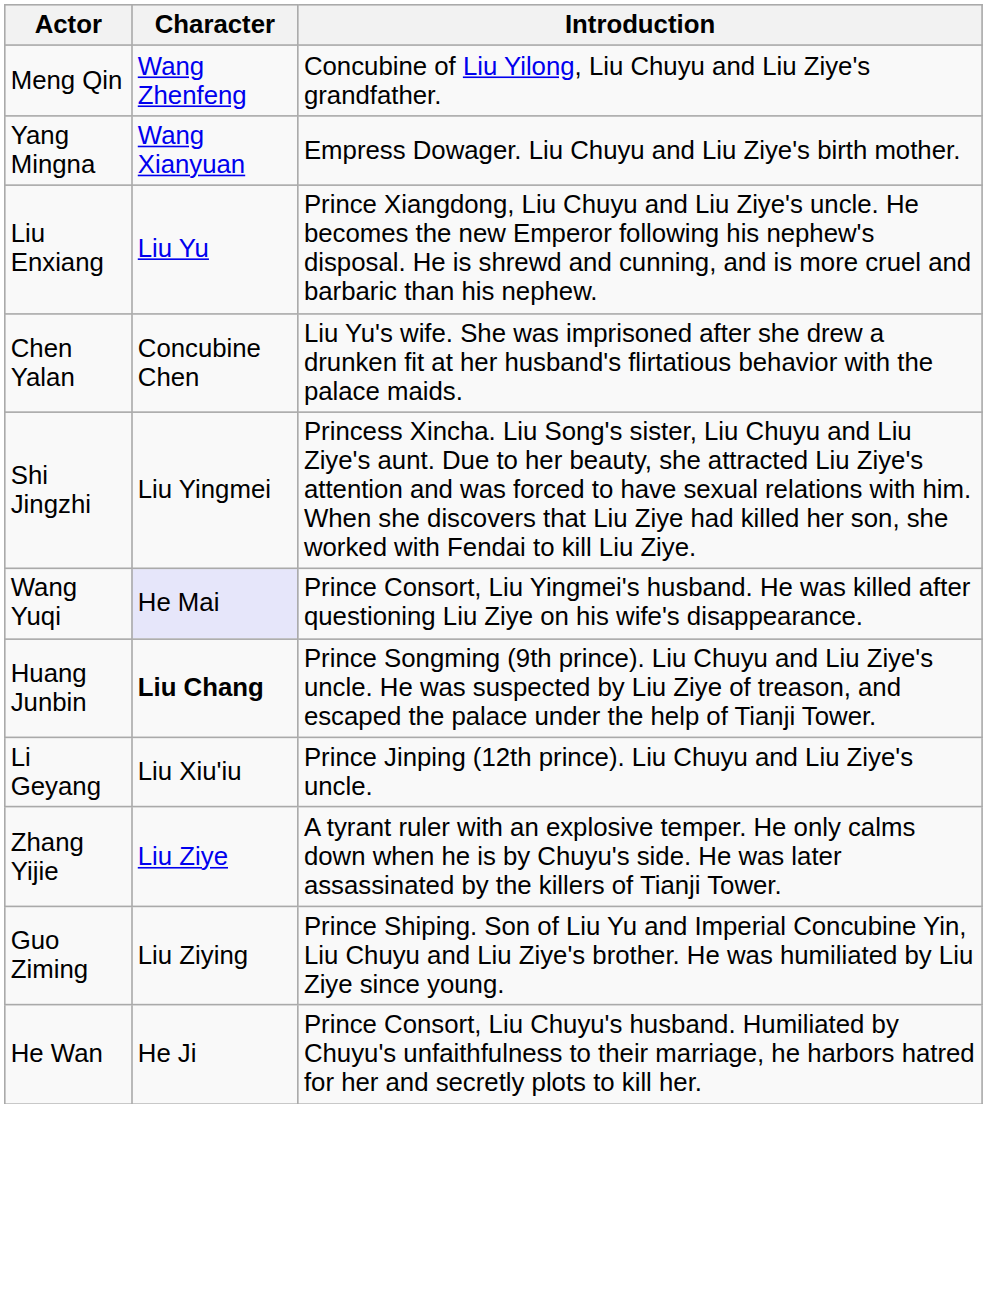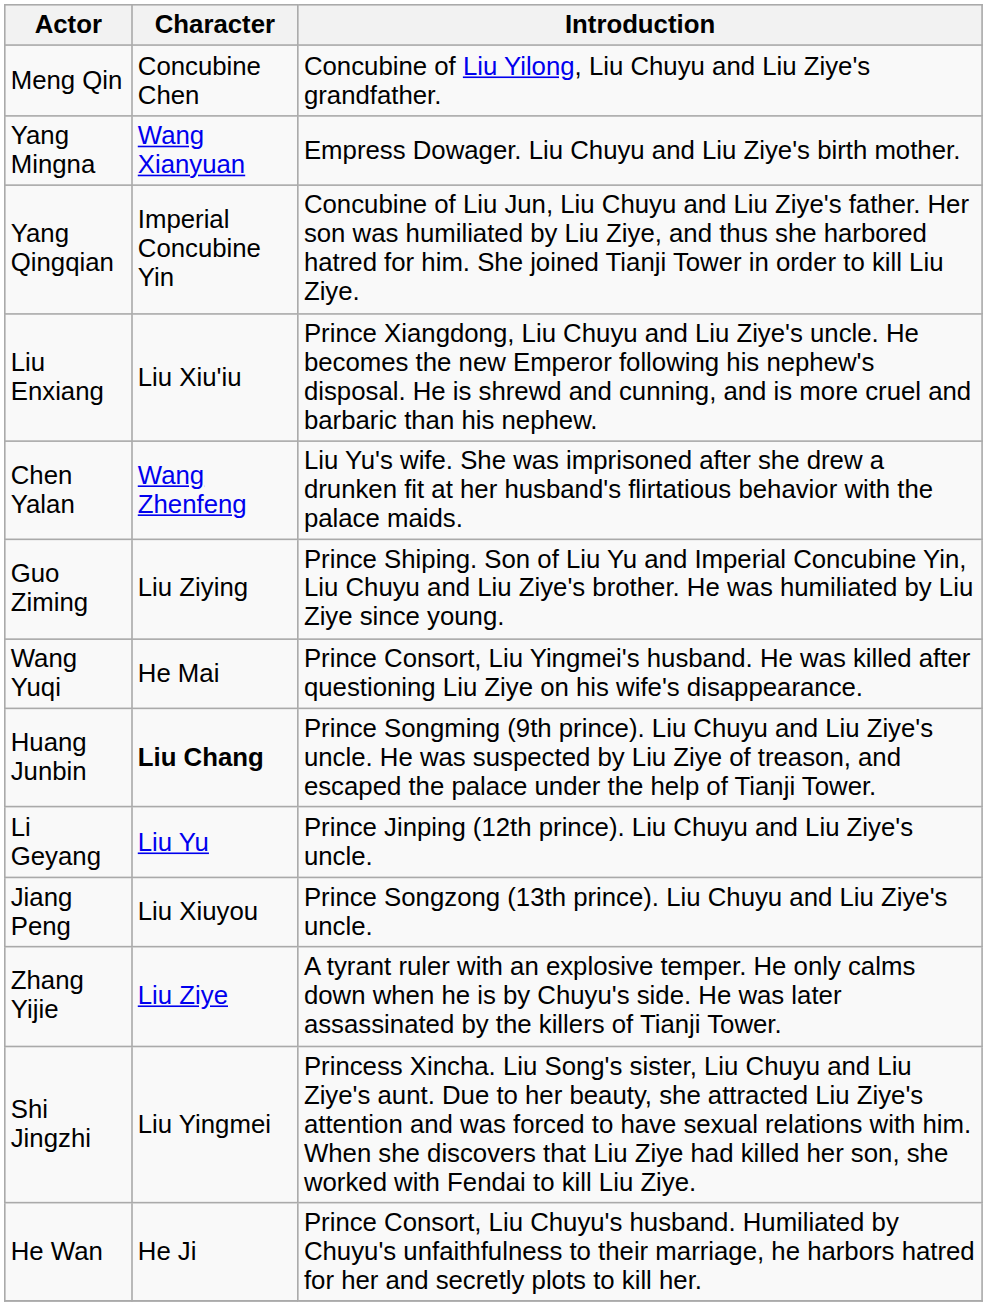(192, 80) Wang Zhenfeng -> (199, 80) Concubine Chen
+ row: (62, 248)
(173, 248) Liu Yu -> (190, 376) Liu Xiu'iu
(199, 362) Concubine Chen -> (192, 490) Wang Zhenfeng
rows swapped: (51, 490) <-> (49, 955)
(179, 603) lavender background -> (179, 673) no background
(190, 771) Liu Xiu'iu -> (173, 841) Liu Yu
+ row: (42, 911)
